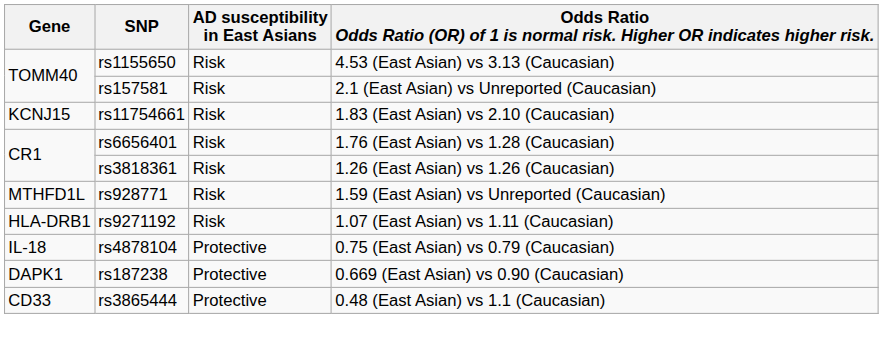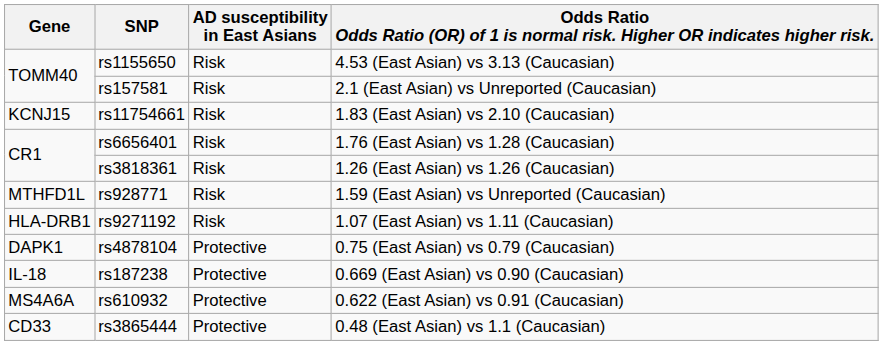(27, 247) IL-18 -> (36, 247) DAPK1
(36, 273) DAPK1 -> (27, 273) IL-18
+ row: (133, 300)
